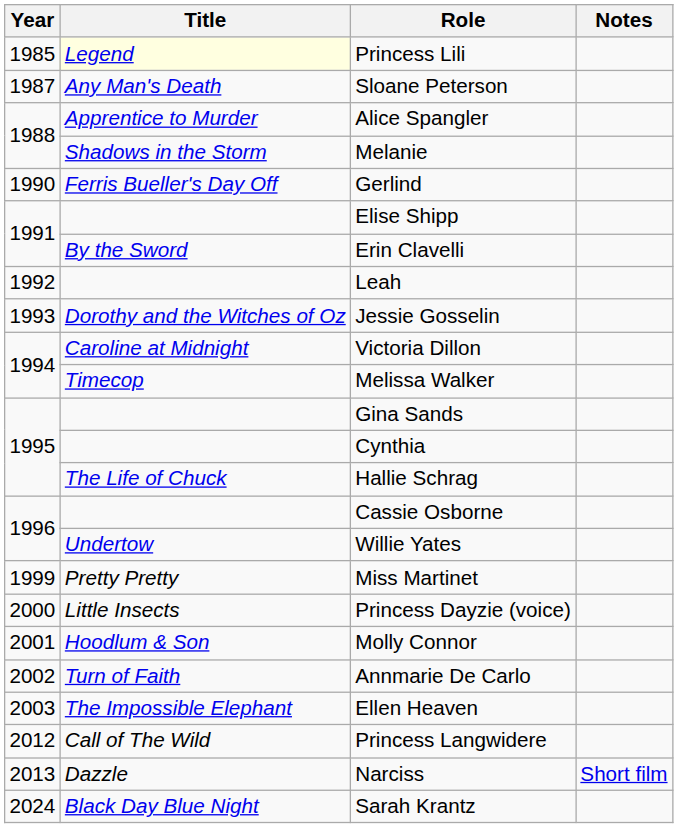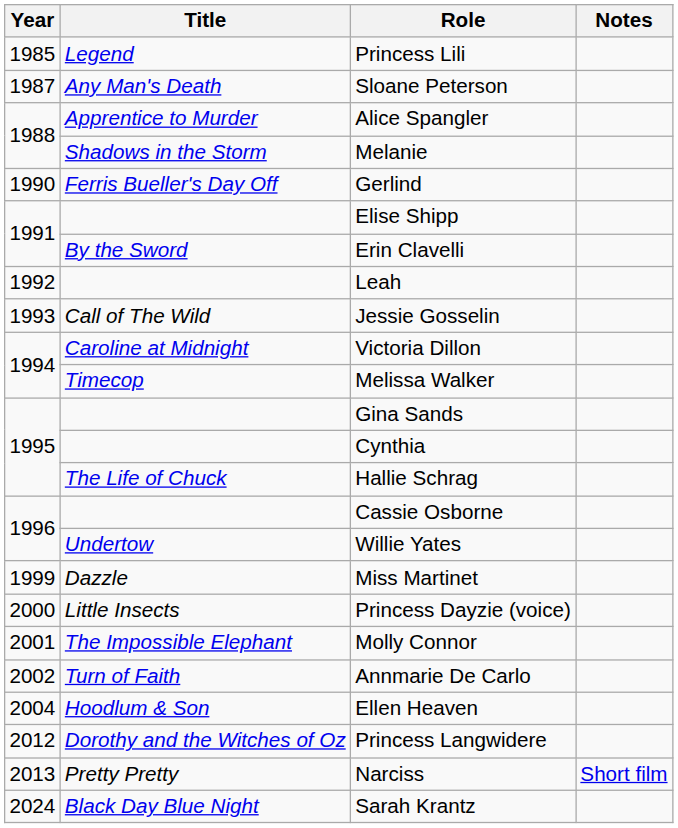(99, 53) lightyellow background -> (99, 53) no background
(205, 315) Dorothy and the Witches of Oz -> (138, 315) Call of The Wild
(122, 577) Pretty Pretty -> (96, 577) Dazzle
(137, 642) Hoodlum & Son -> (178, 642) The Impossible Elephant
(32, 708) 2003 -> (32, 708) 2004
(178, 708) The Impossible Elephant -> (137, 708) Hoodlum & Son
(138, 741) Call of The Wild -> (205, 741) Dorothy and the Witches of Oz
(96, 773) Dazzle -> (122, 773) Pretty Pretty
